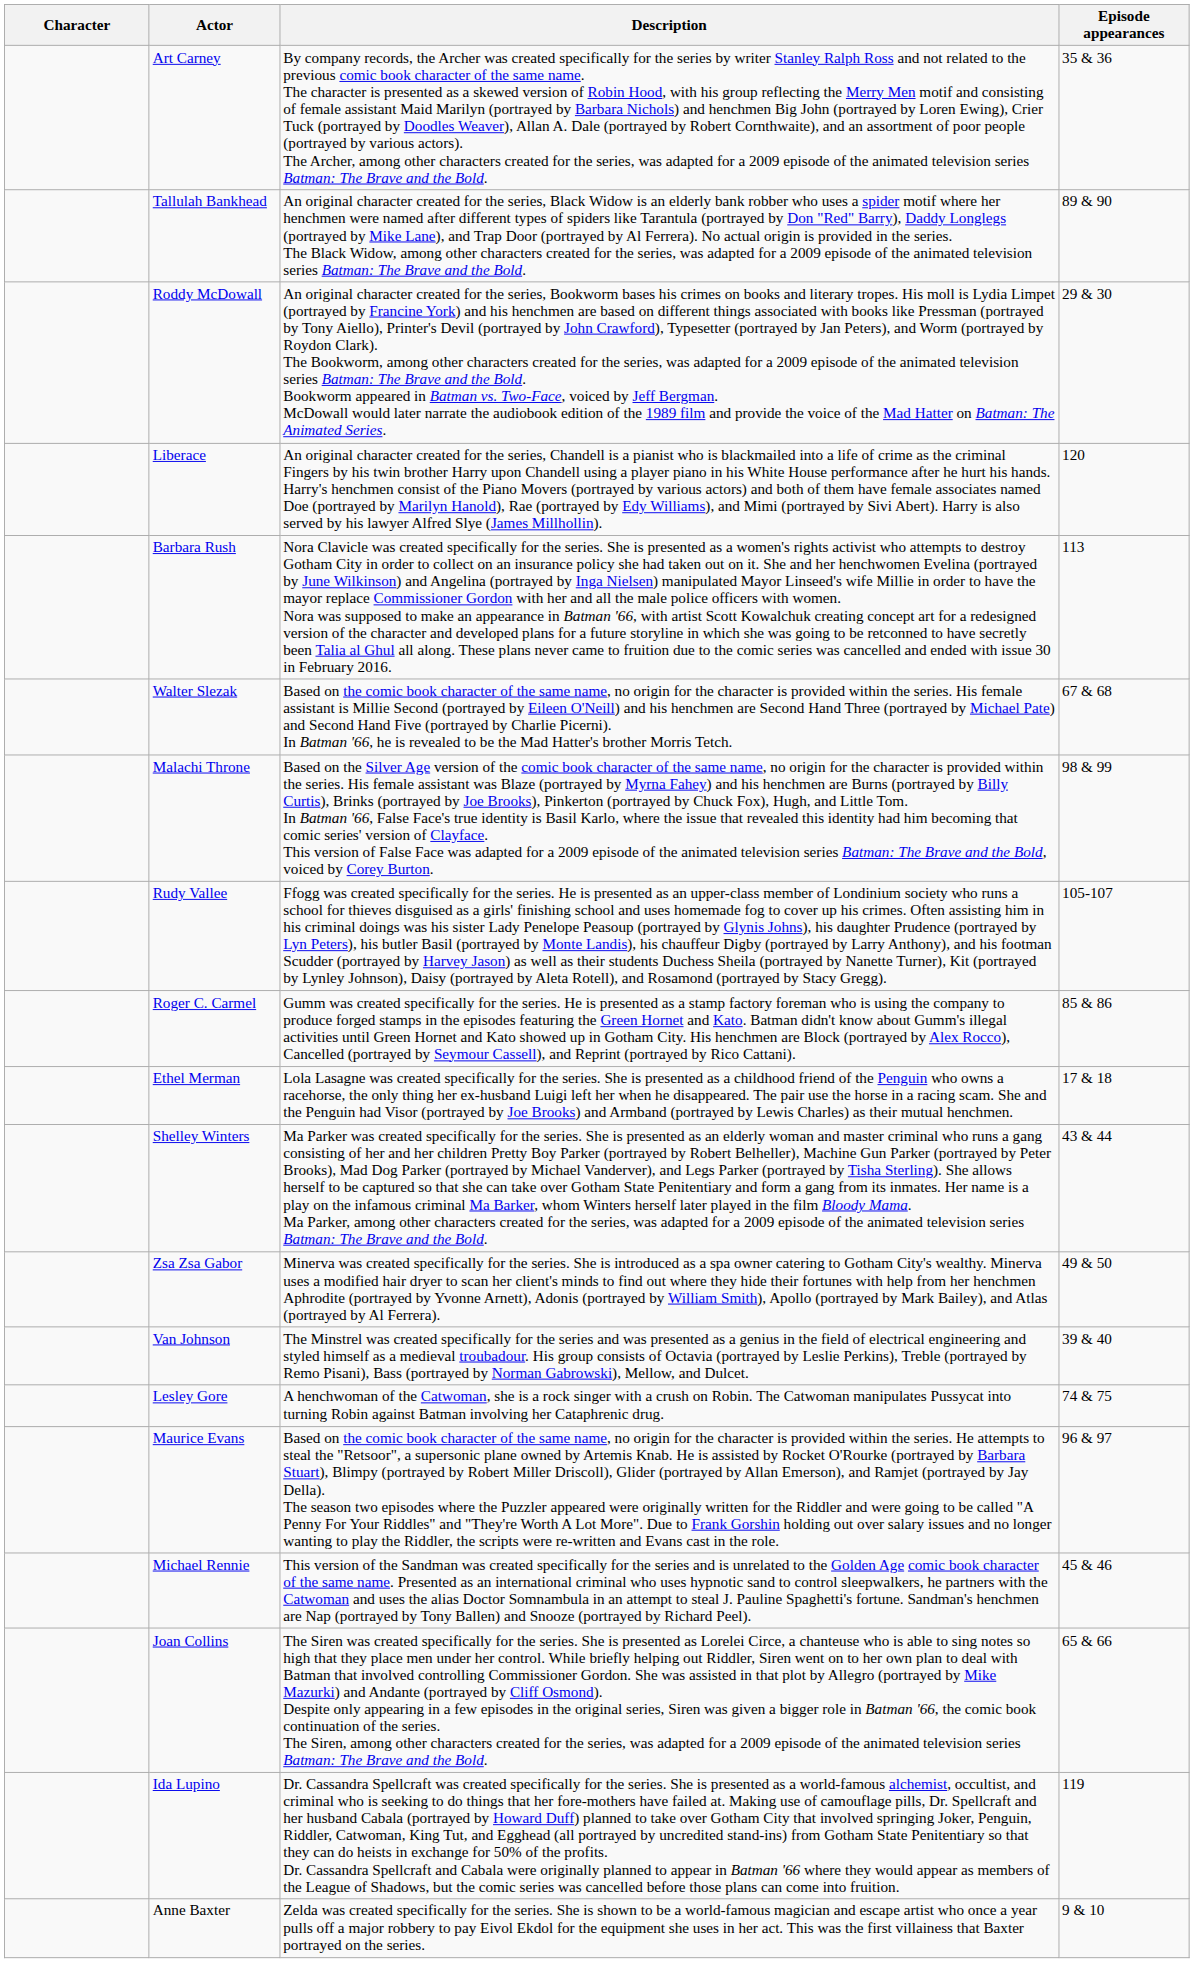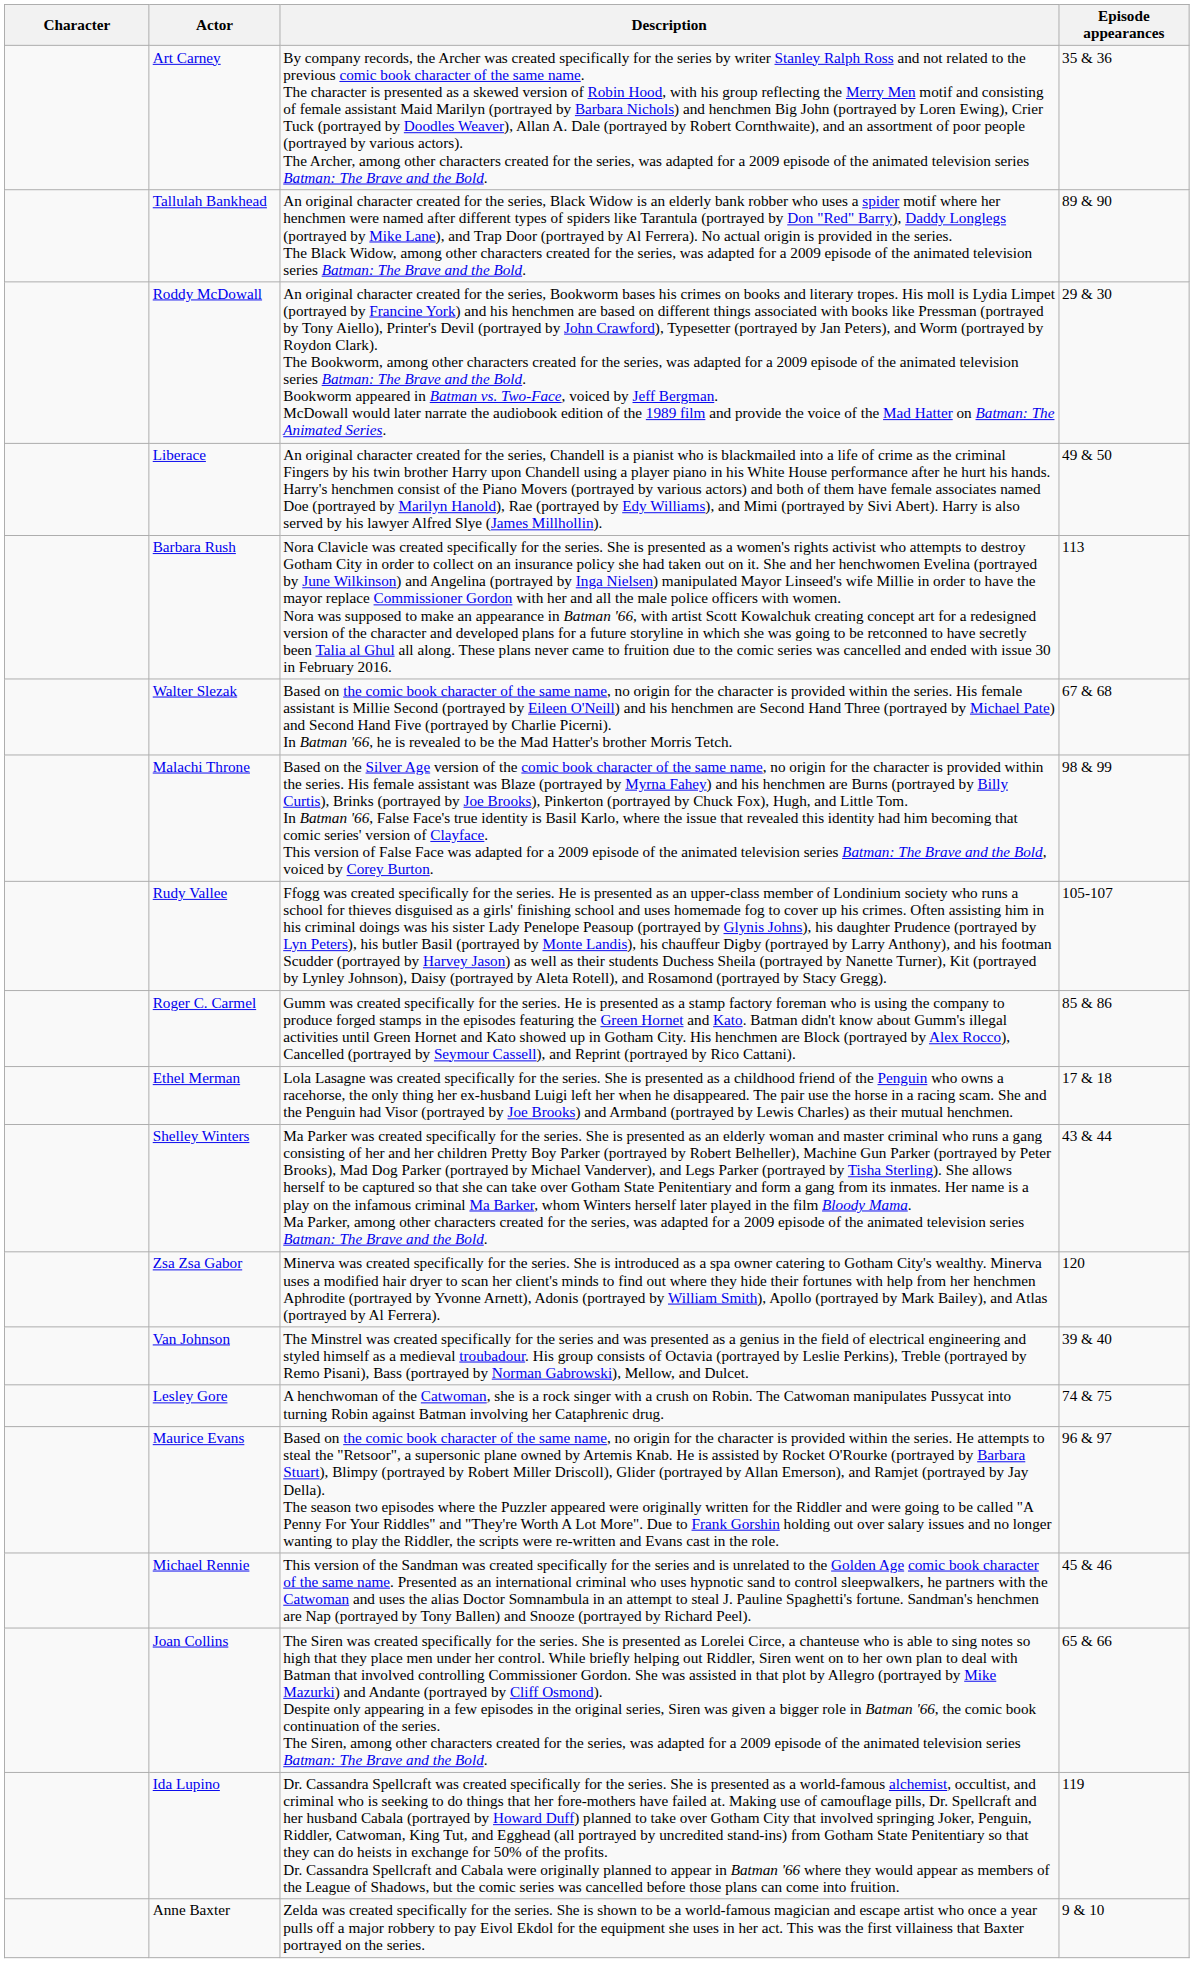(1074, 454) 120 -> (1087, 454) 49 & 50
(1087, 1263) 49 & 50 -> (1074, 1263) 120
